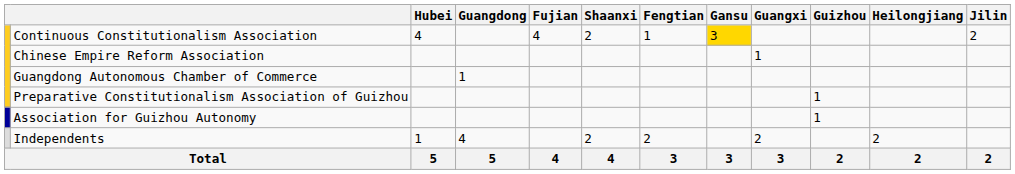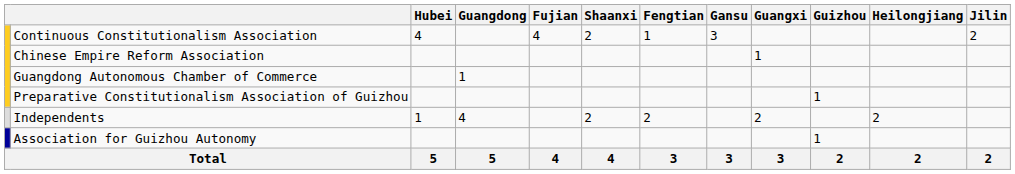(714, 35) gold background -> (714, 35) no background
rows swapped: (135, 118) <-> (59, 138)
